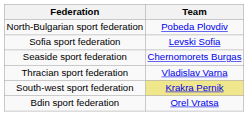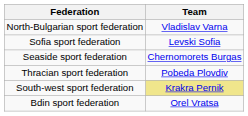(195, 27) Pobeda Plovdiv -> (195, 27) Vladislav Varna
(195, 73) Vladislav Varna -> (195, 73) Pobeda Plovdiv
